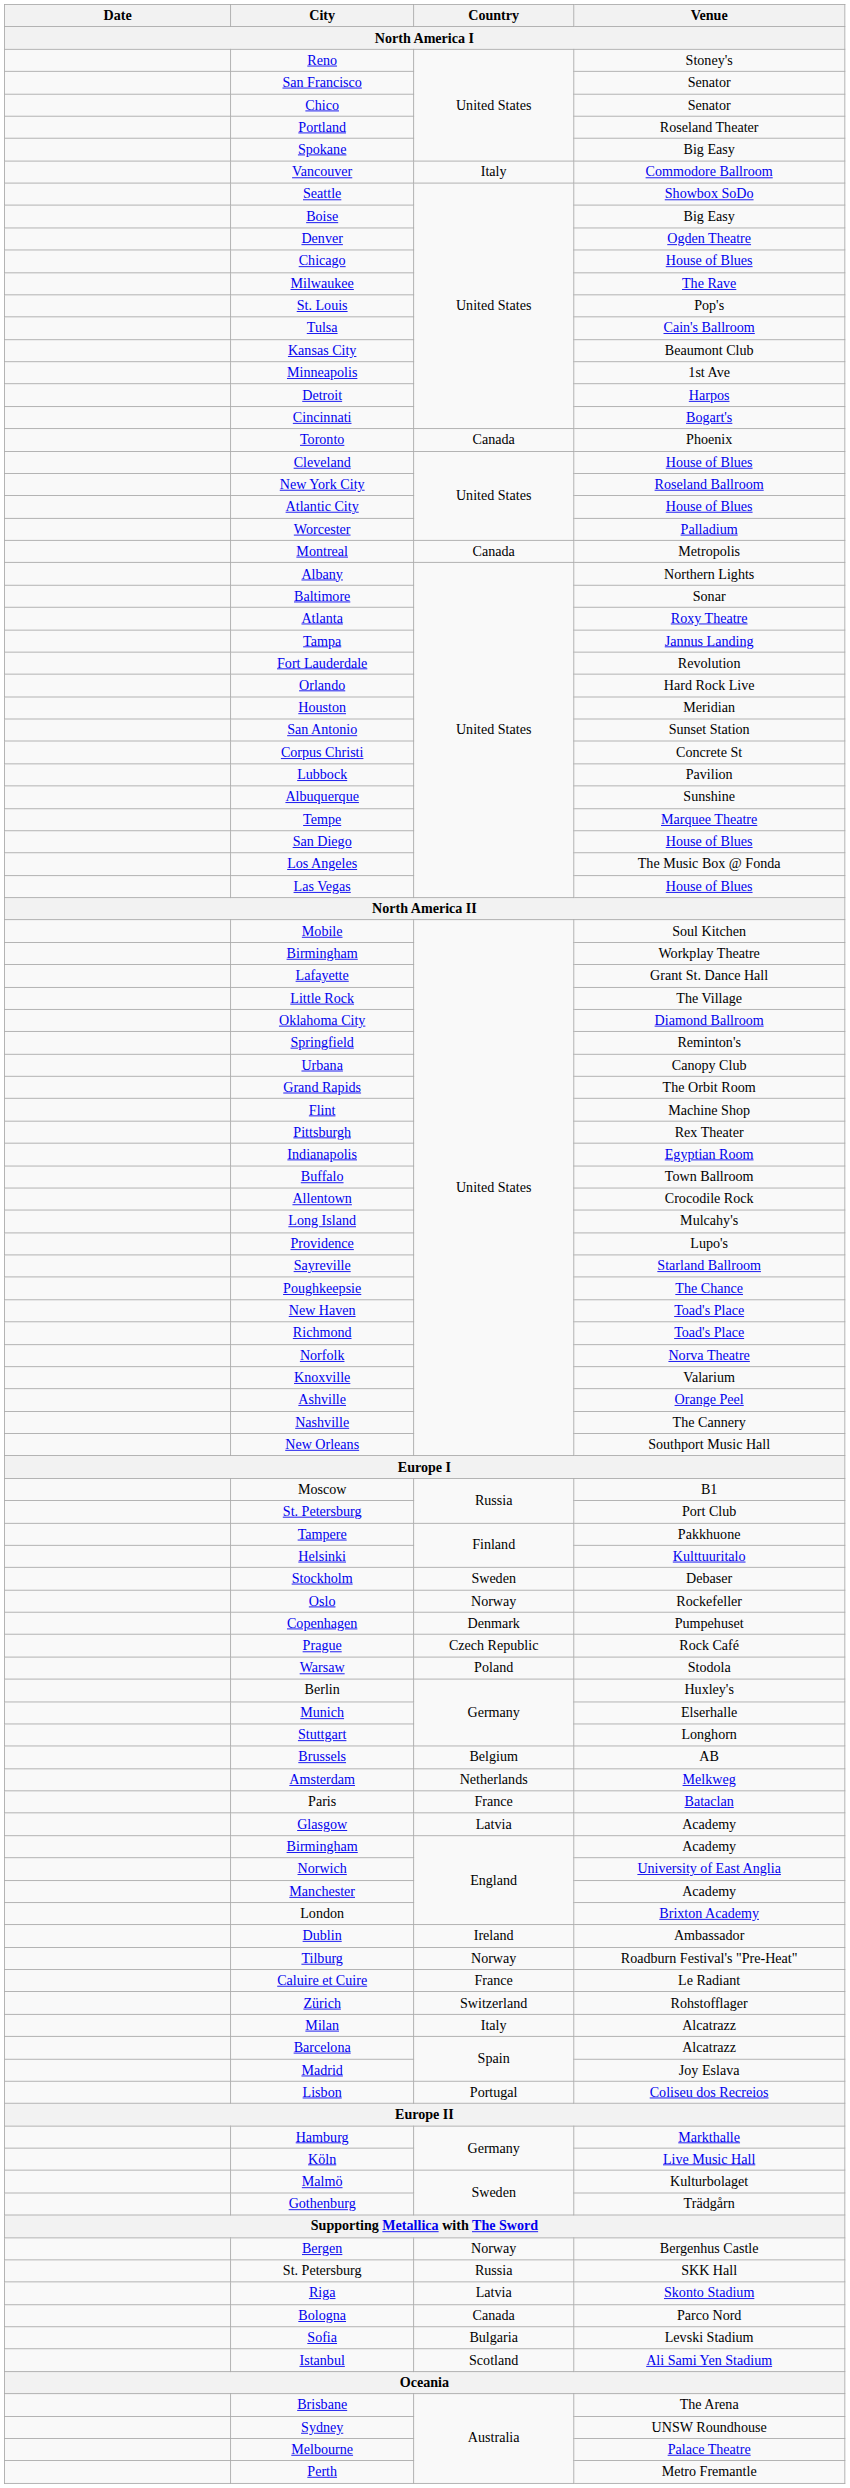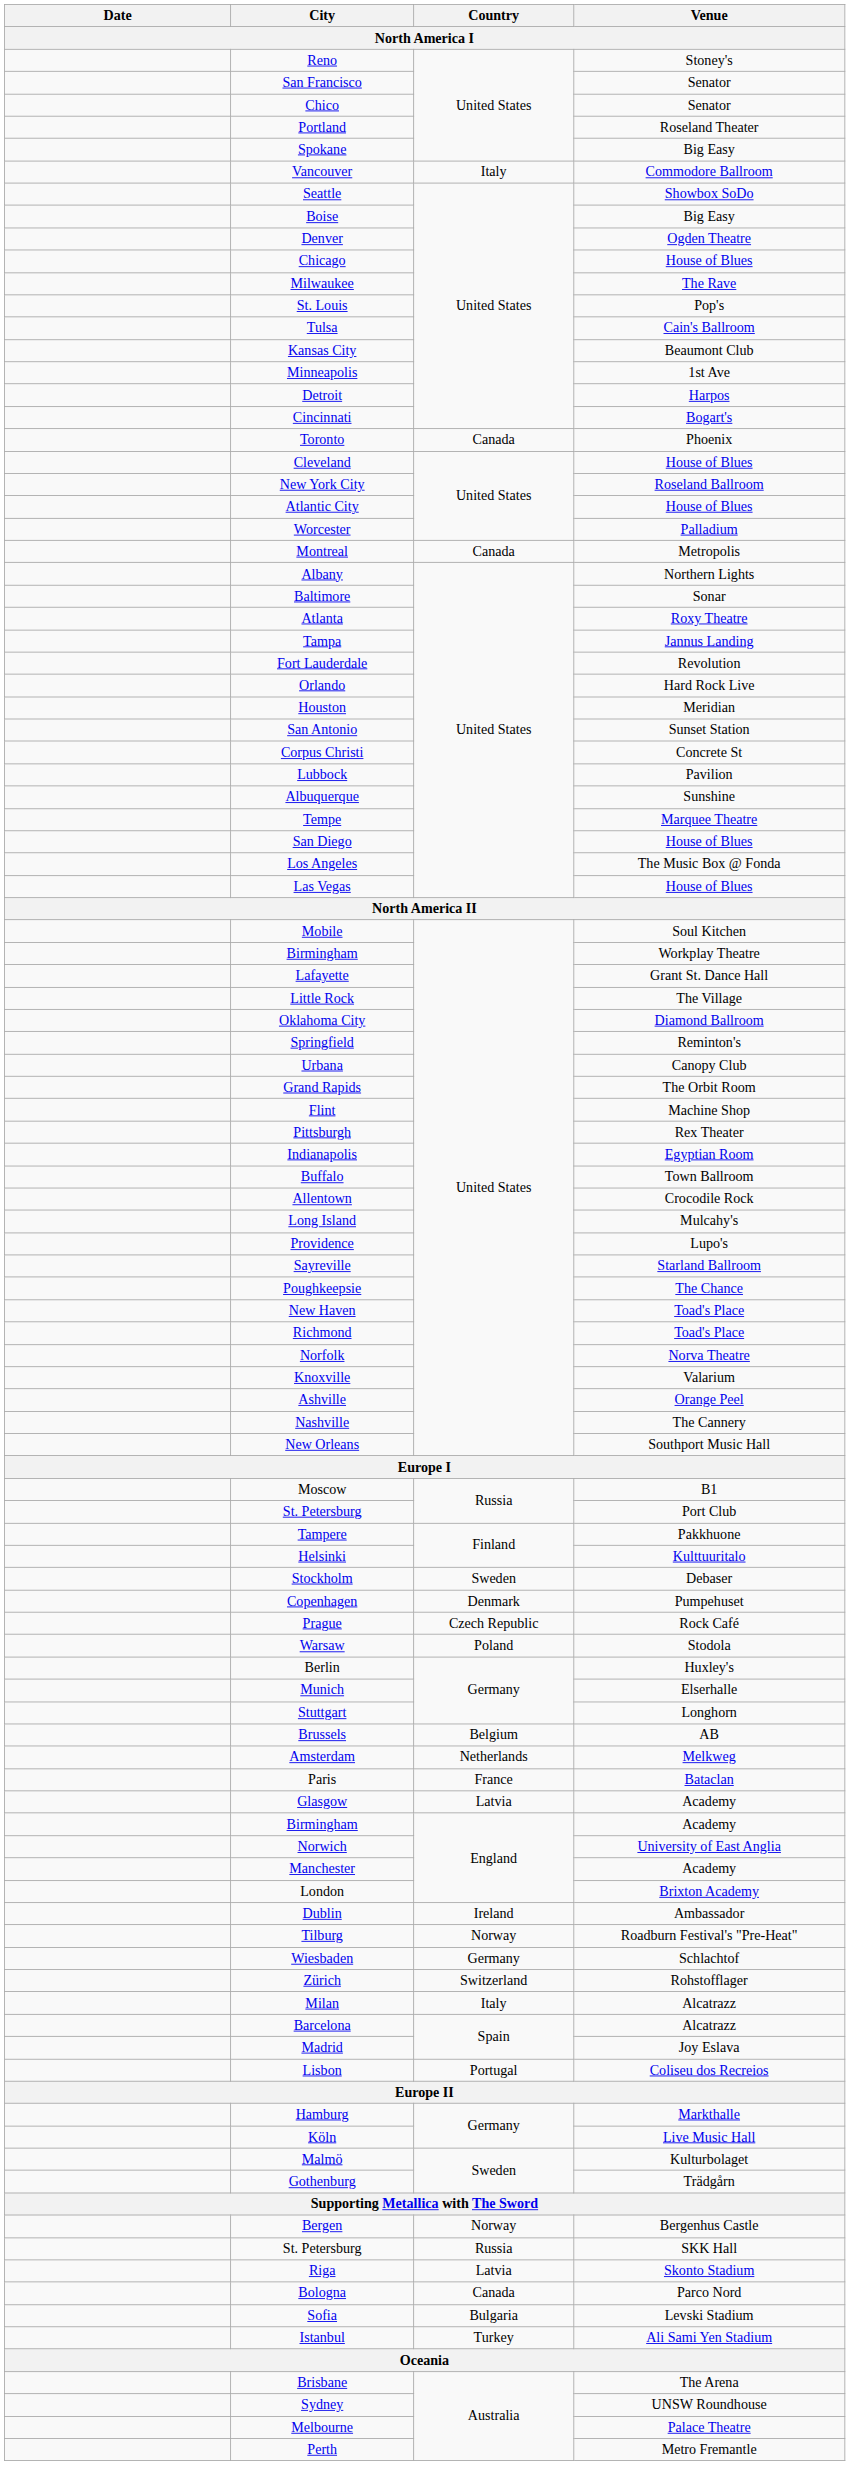- row: (322, 1601)
+ row: (322, 1958)
- row: (322, 1980)
(494, 2360) Scotland -> (494, 2337) Turkey
